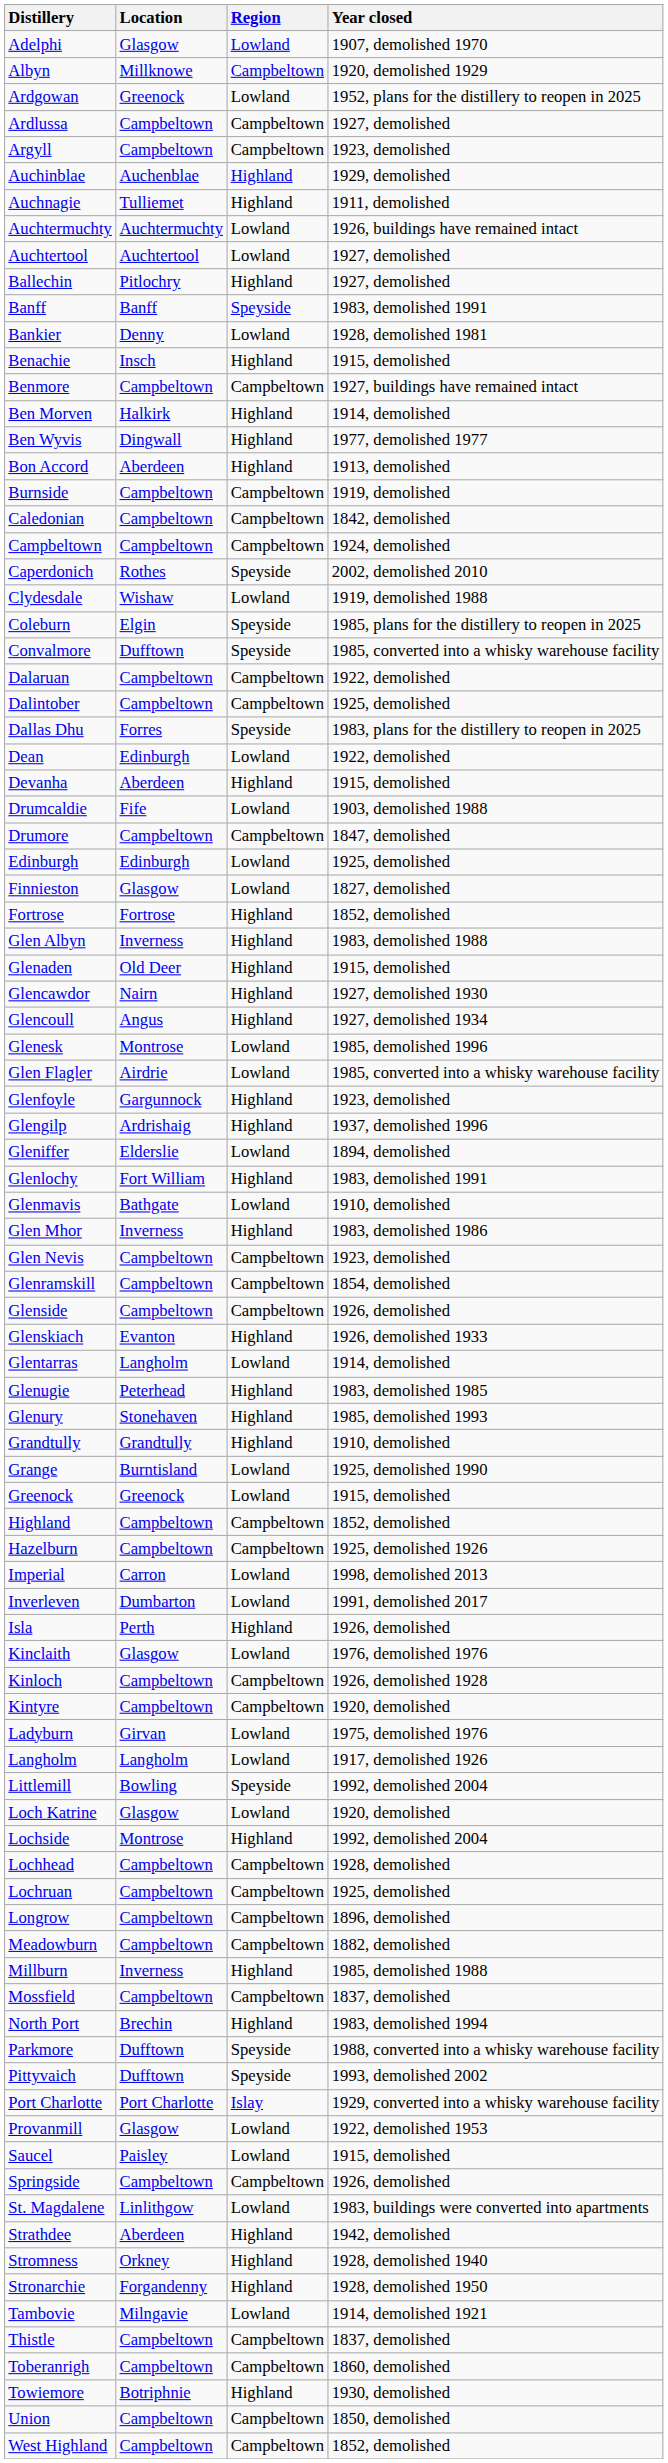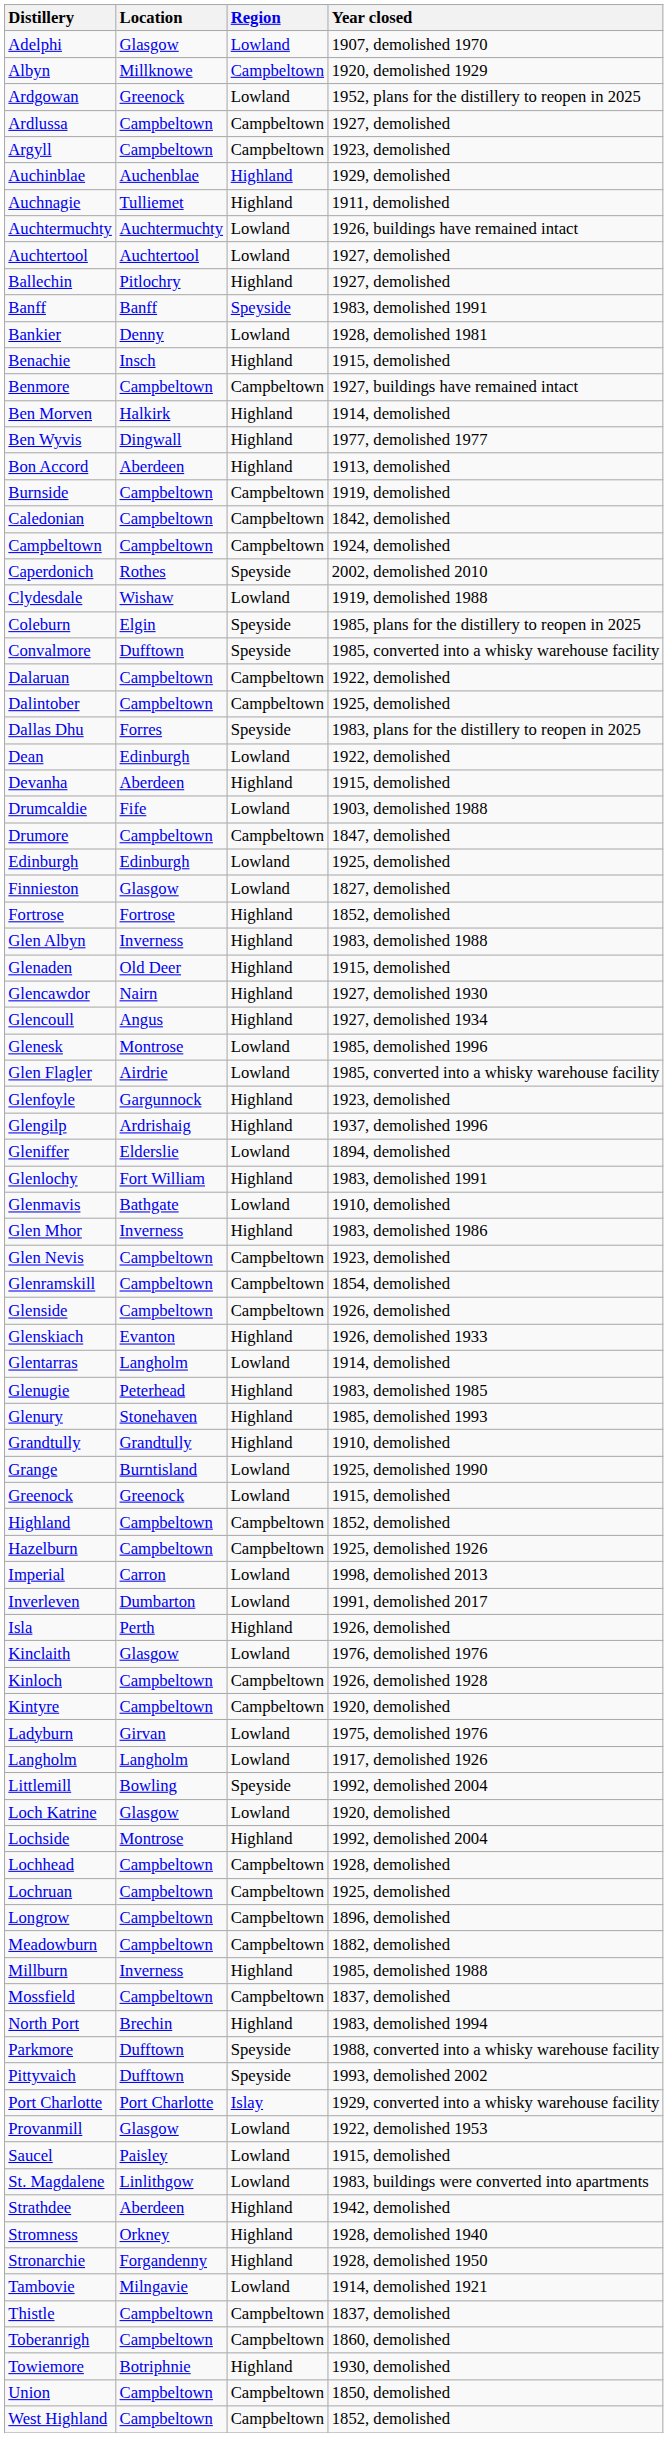- row: (44, 2181)
